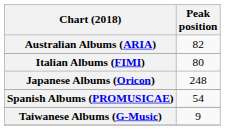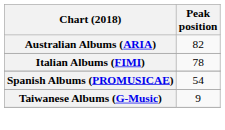(198, 62) 80 -> (198, 62) 78
- row: (90, 80)
